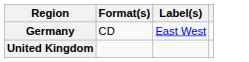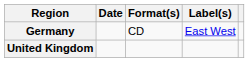+ column: (111, 13)
